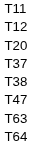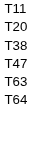- row: (16, 27)
- row: (16, 63)
